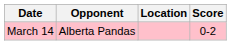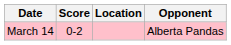columns swapped: (97, 13) <-> (208, 13)
